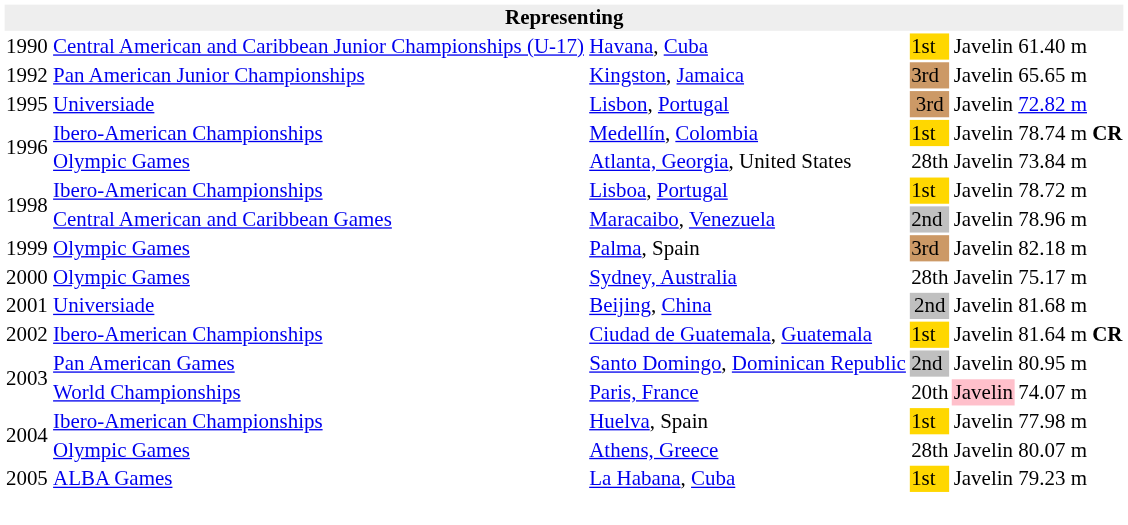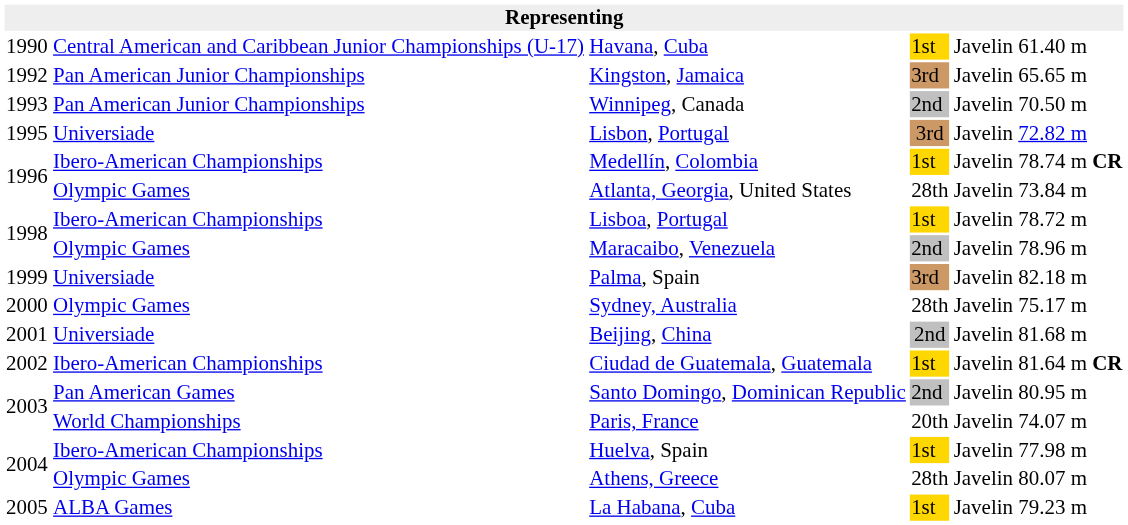+ row: (667, 104)
(222, 219) Central American and Caribbean Games -> (121, 248) Olympic Games
(121, 248) Olympic Games -> (104, 276) Universiade
(983, 392) pink background -> (983, 421) no background
